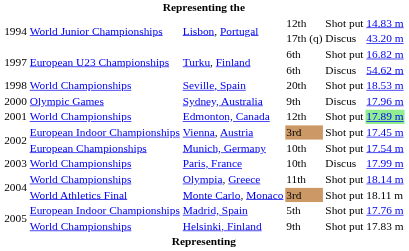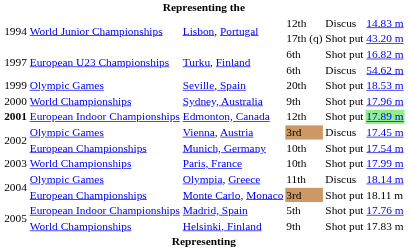(344, 23) Shot put -> (341, 23) Discus
(341, 38) Discus -> (344, 38) Shot put
(15, 85) 1998 -> (15, 85) 1999
(81, 85) World Championships -> (67, 85) Olympic Games
(67, 101) Olympic Games -> (81, 101) World Championships
(341, 101) Discus -> (344, 101) Shot put
(15, 117) normal -> (15, 117) bold
(81, 117) World Championships -> (105, 117) European Indoor Championships
(105, 132) European Indoor Championships -> (67, 132) Olympic Games
(344, 132) Shot put -> (341, 132) Discus
(341, 163) Discus -> (344, 163) Shot put
(81, 179) World Championships -> (67, 179) Olympic Games
(344, 179) Shot put -> (341, 179) Discus
(78, 195) World Athletics Final -> (88, 195) European Championships
